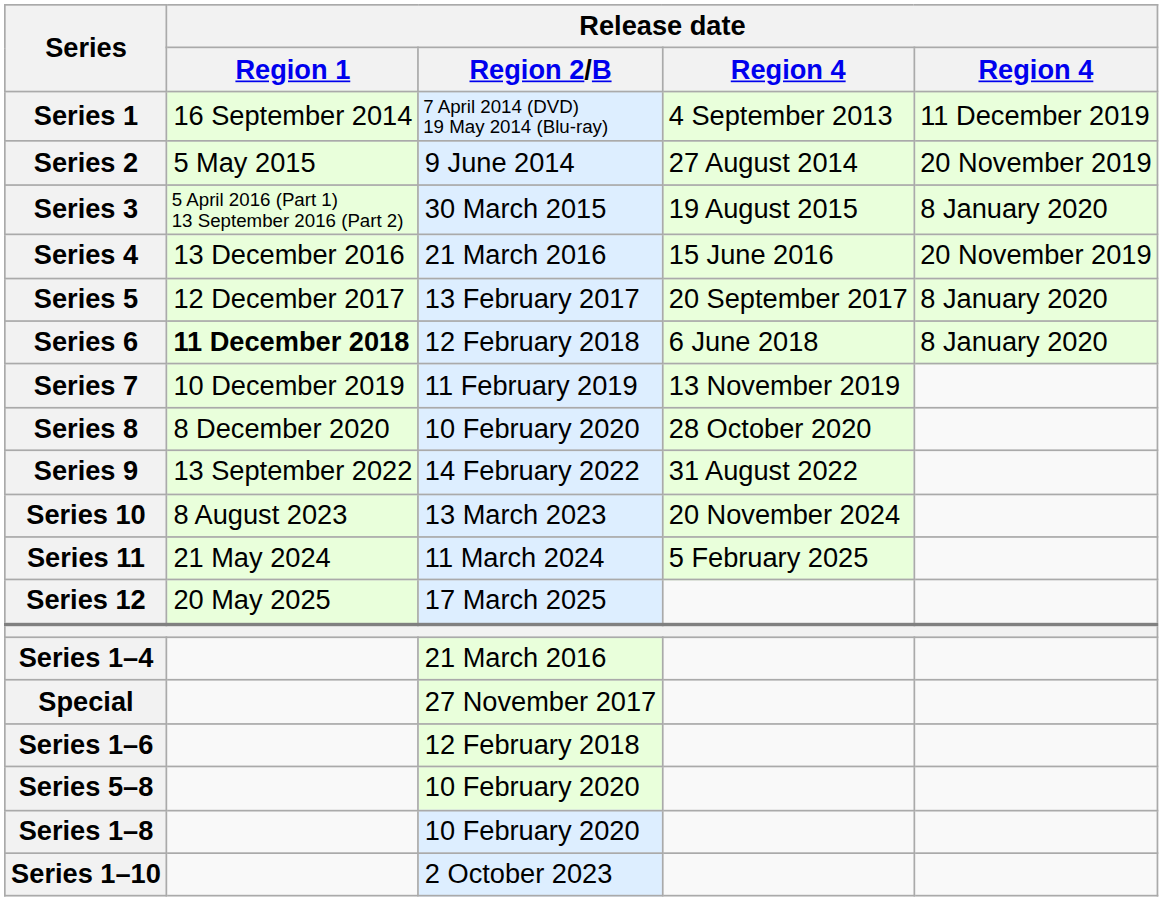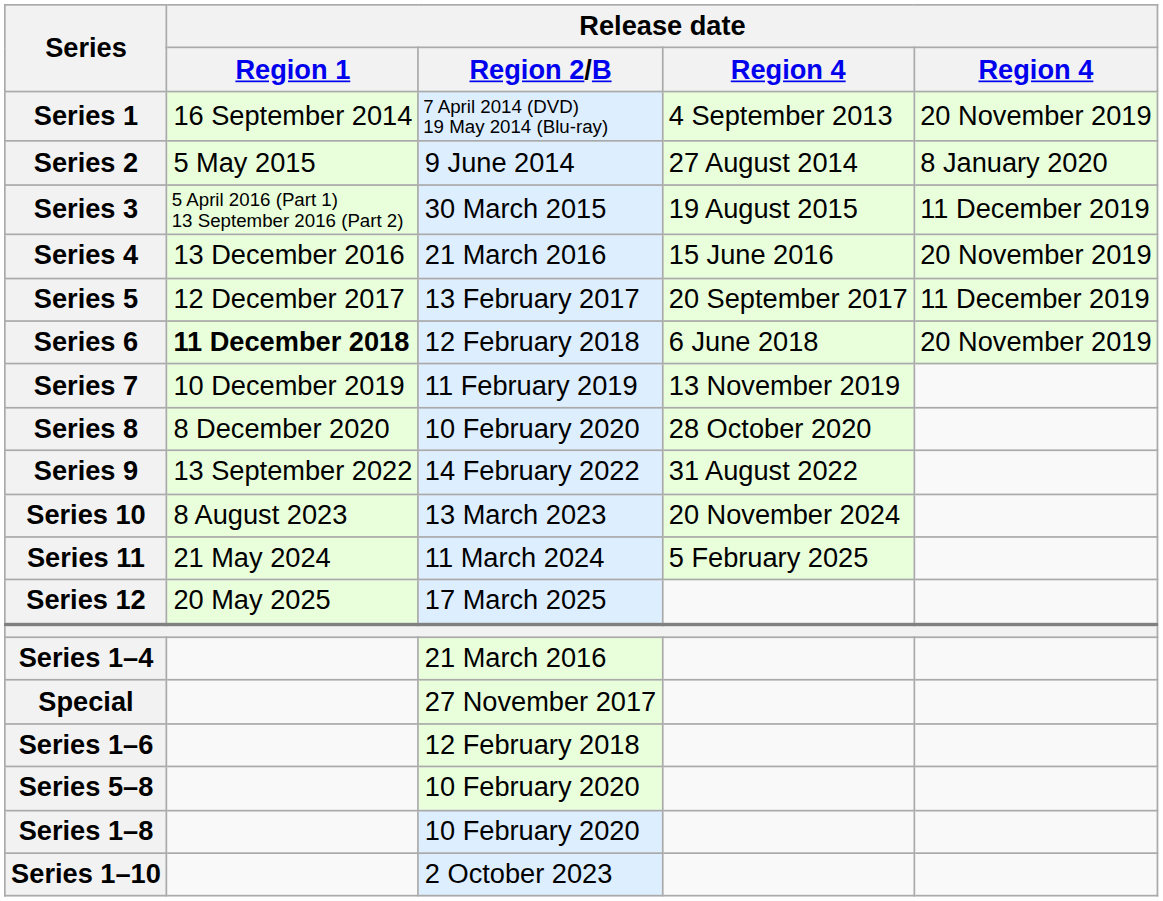(1035, 115) 11 December 2019 -> (1036, 115) 20 November 2019
(1036, 162) 20 November 2019 -> (1014, 162) 8 January 2020
(1014, 209) 8 January 2020 -> (1035, 209) 11 December 2019
(1014, 299) 8 January 2020 -> (1035, 299) 11 December 2019
(1014, 342) 8 January 2020 -> (1036, 342) 20 November 2019
